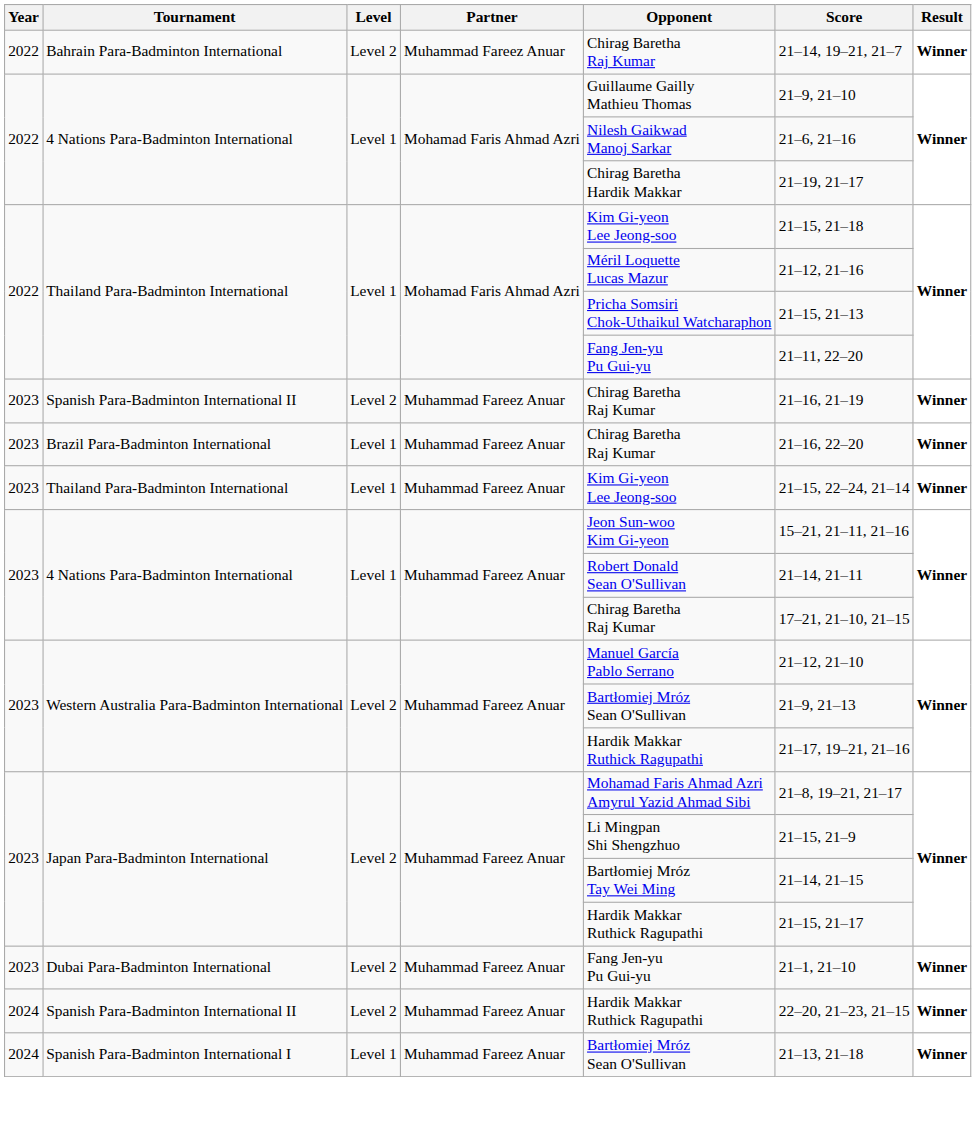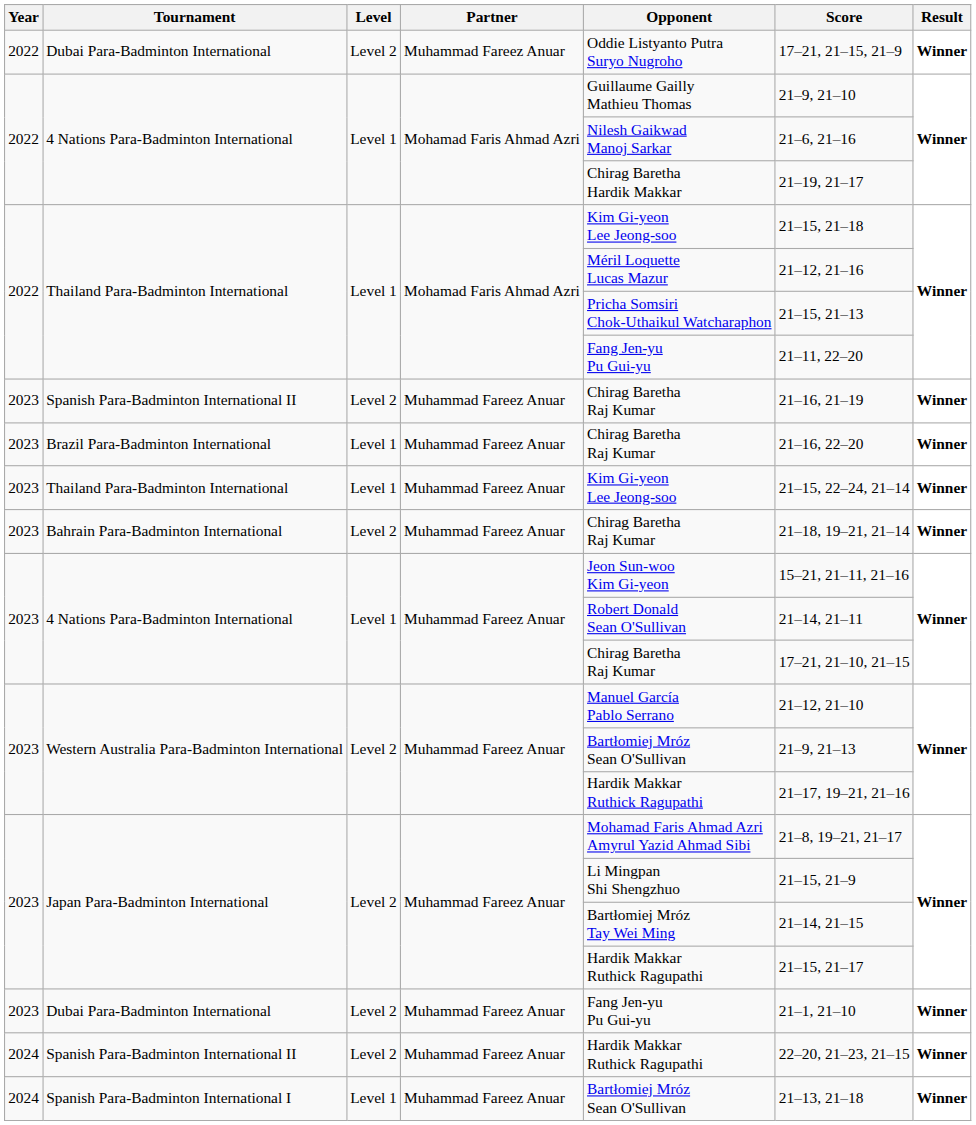- row: (24, 52)
+ row: (24, 52)
+ row: (24, 531)
